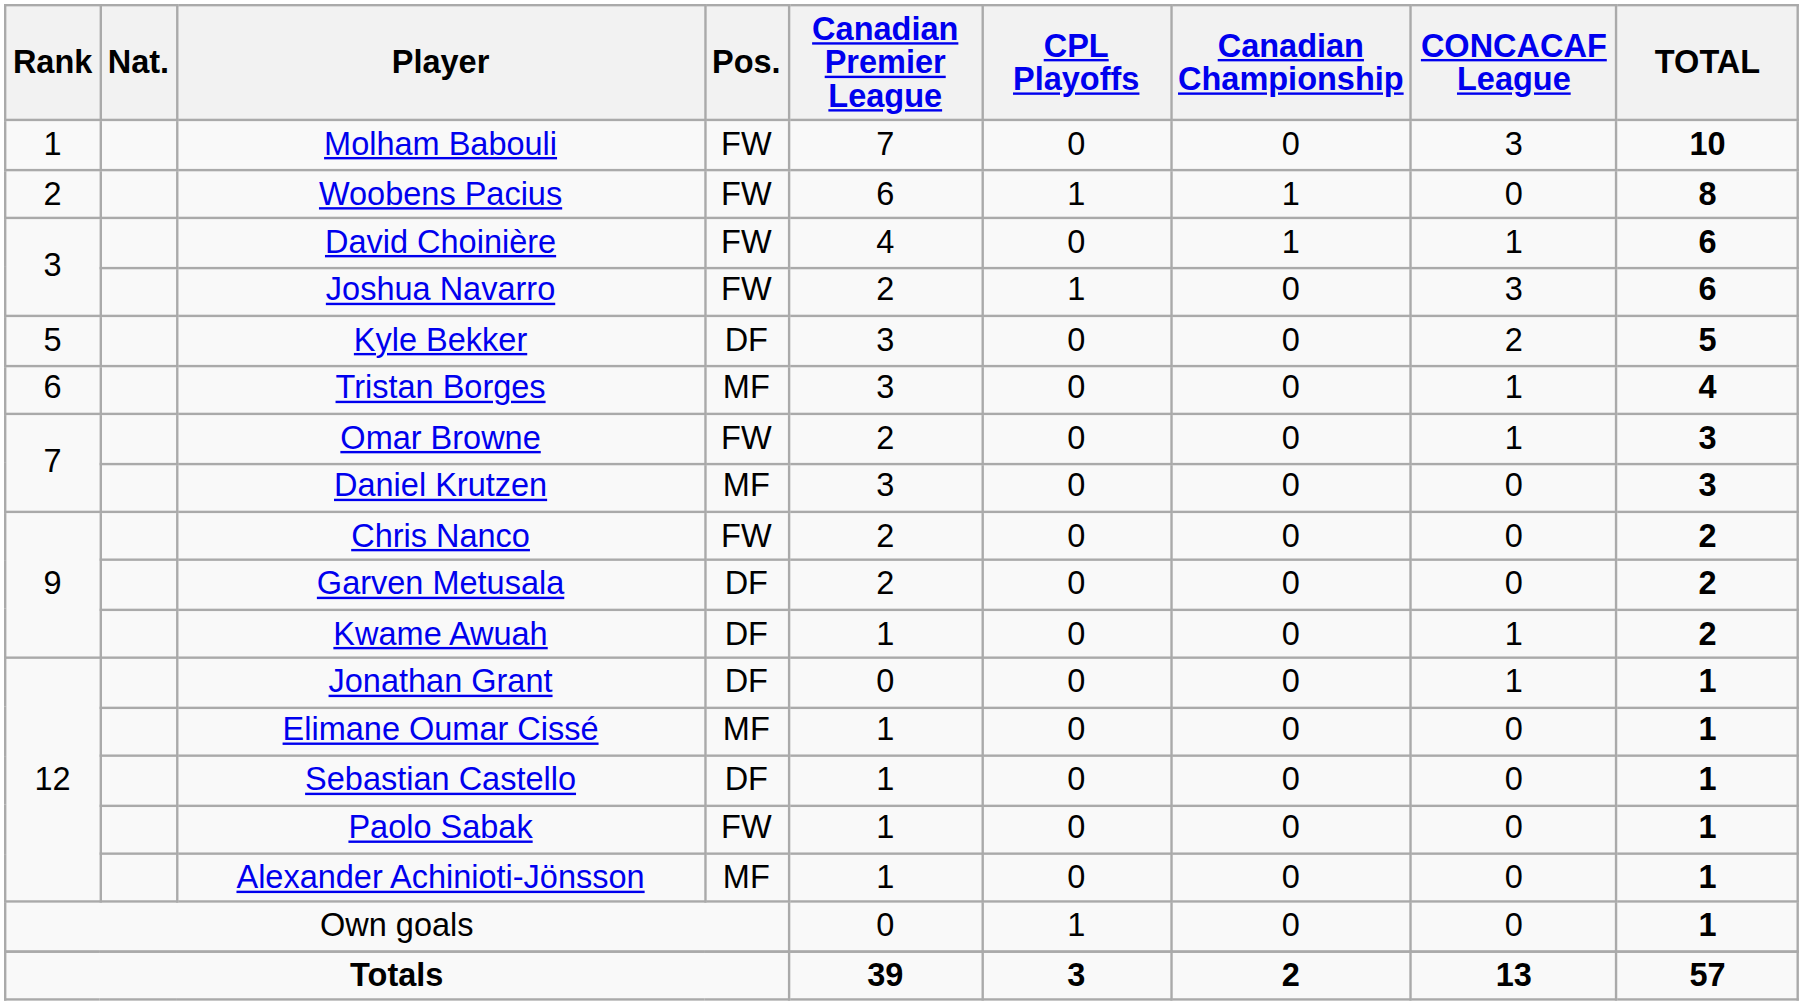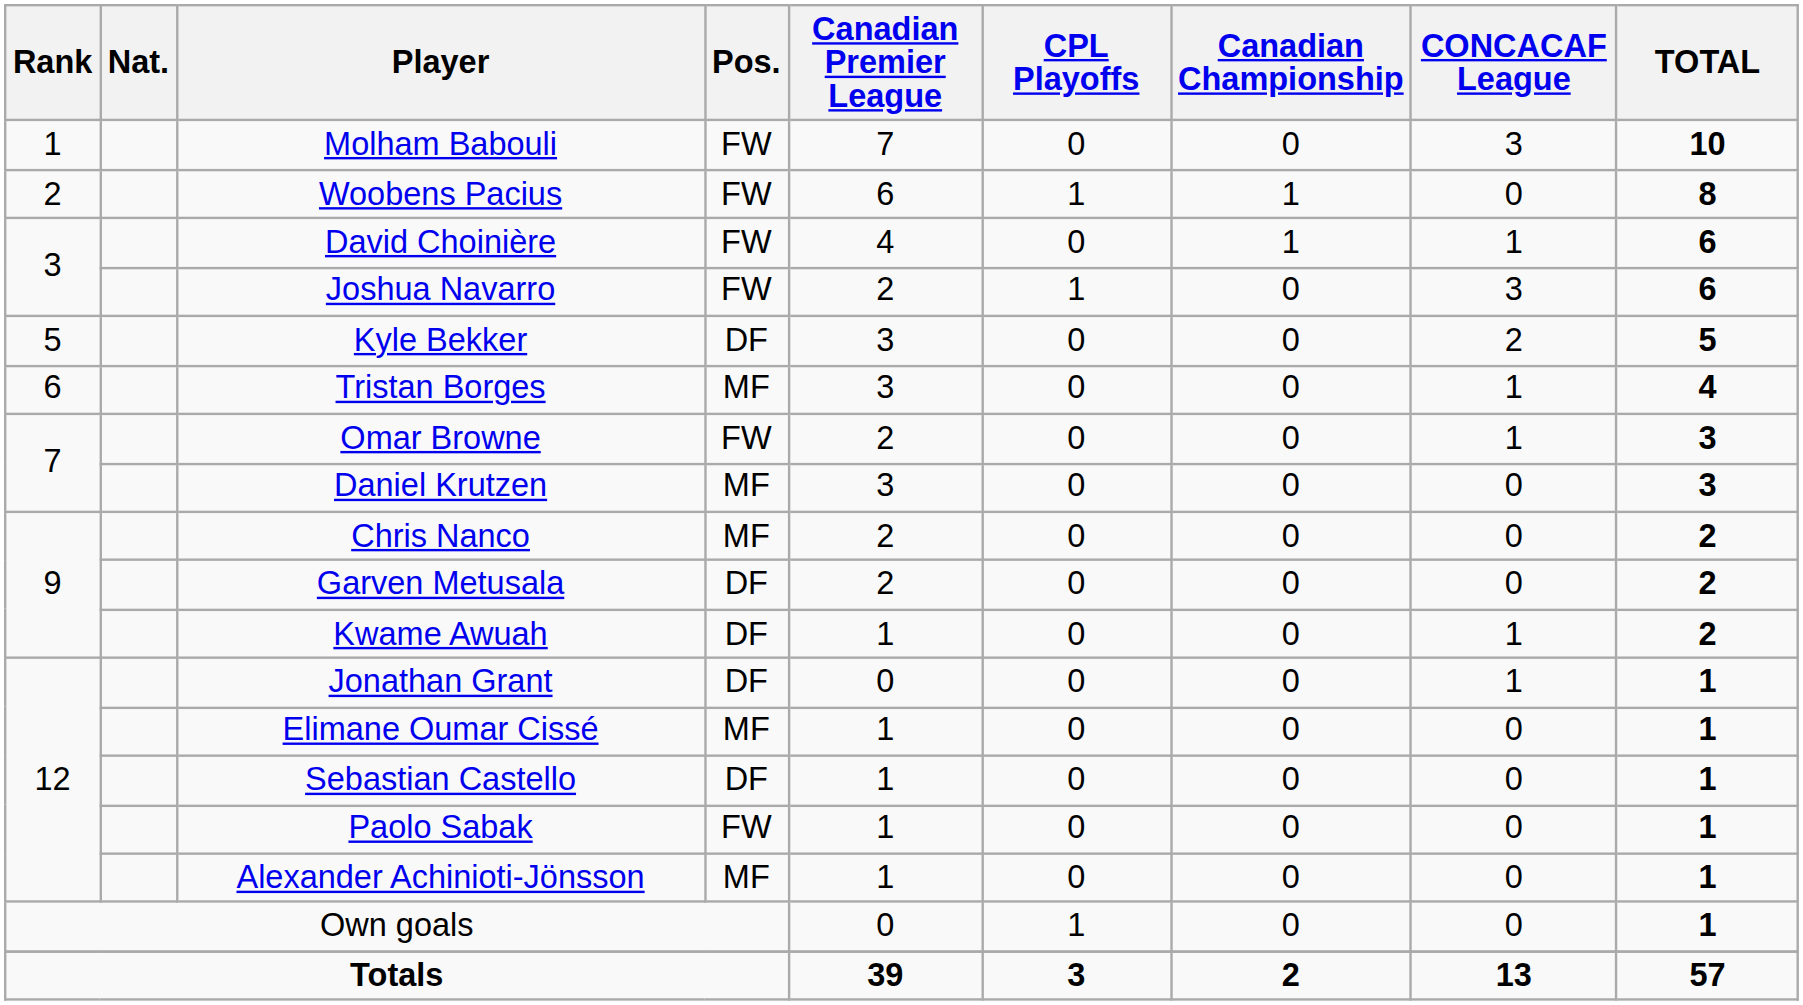(746, 535) FW -> (746, 535) MF
